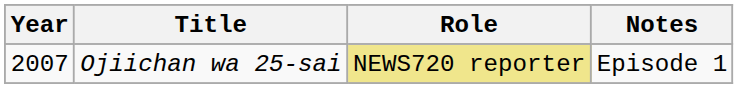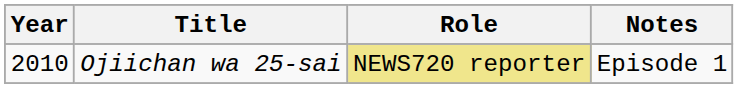(40, 64) 2007 -> (40, 64) 2010
